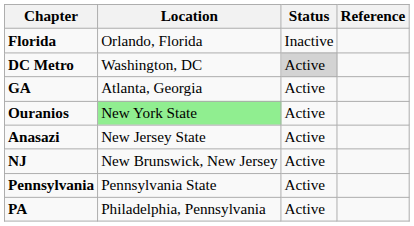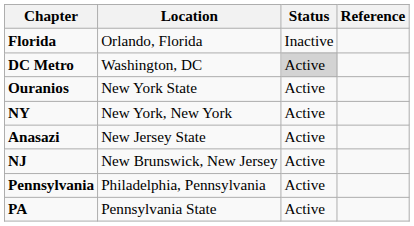- row: (19, 88)
(149, 112) lightgreen background -> (149, 88) no background
+ row: (19, 112)
(159, 185) Pennsylvania State -> (183, 185) Philadelphia, Pennsylvania
(183, 209) Philadelphia, Pennsylvania -> (159, 209) Pennsylvania State
